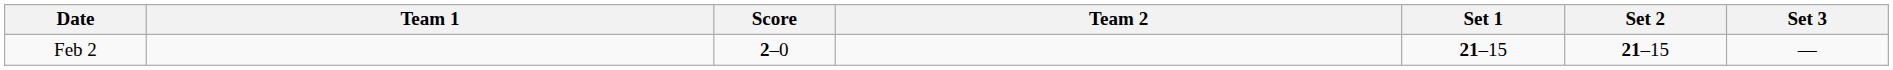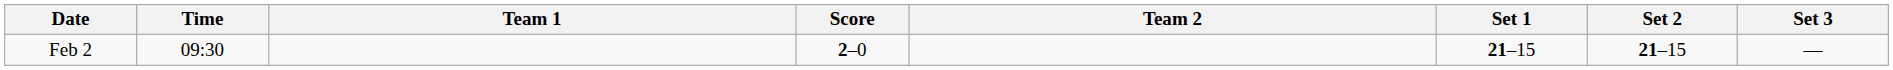+ column: (202, 19)
